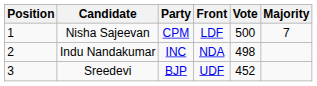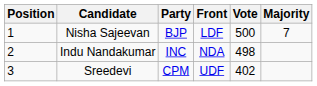(176, 33) CPM -> (176, 33) BJP
(176, 71) BJP -> (176, 71) CPM
(245, 71) 452 -> (245, 71) 402
